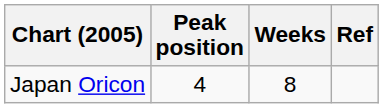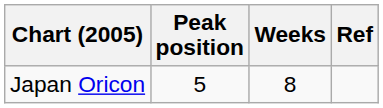(200, 84) 4 -> (200, 84) 5
